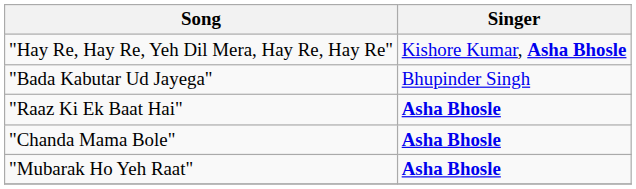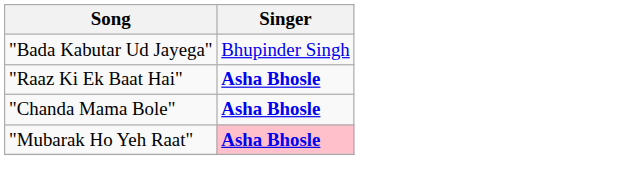- row: (201, 49)
(451, 169) no background -> (271, 139) pink background
